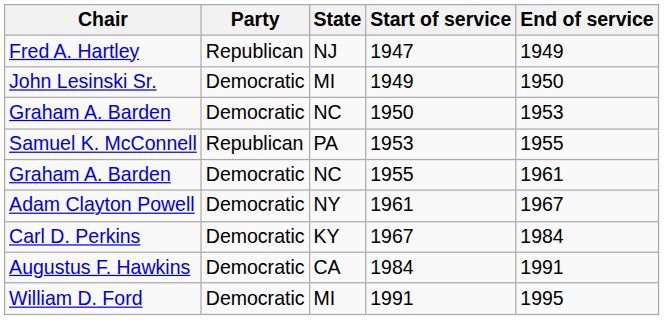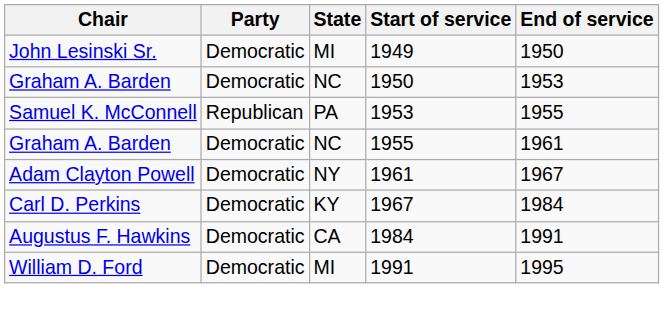- row: (392, 50)
